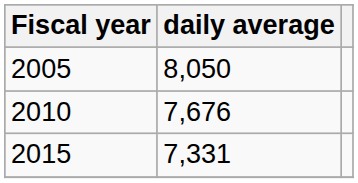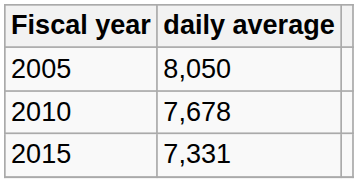(197, 111) 7,676 -> (197, 111) 7,678
